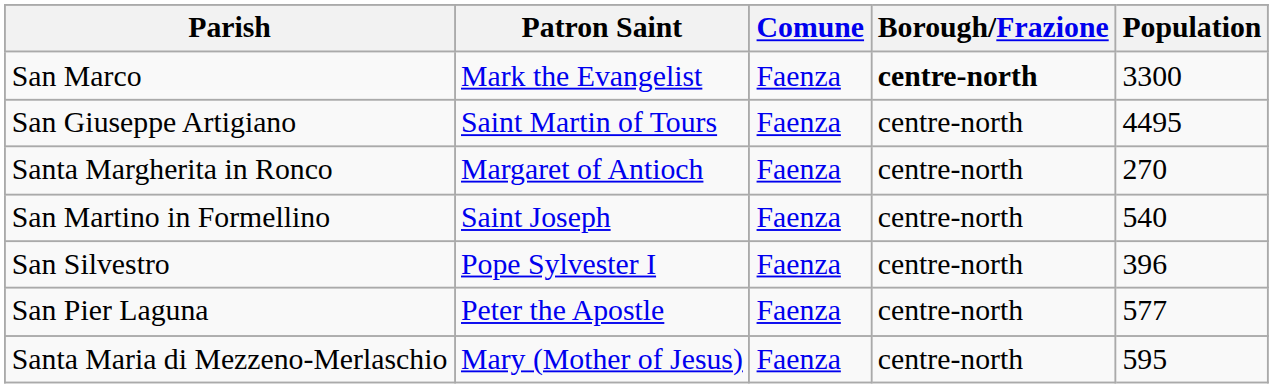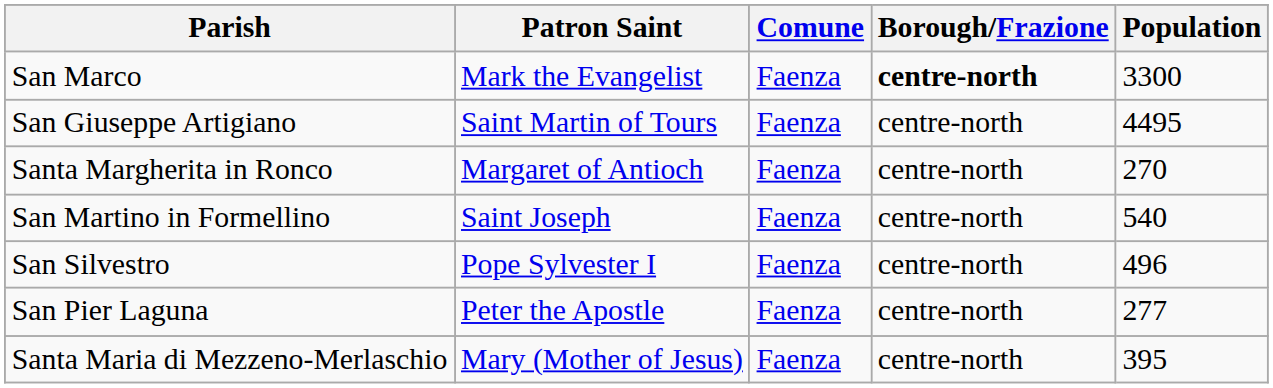(1145, 264) 396 -> (1145, 264) 496
(1145, 311) 577 -> (1145, 311) 277
(1145, 358) 595 -> (1145, 358) 395
